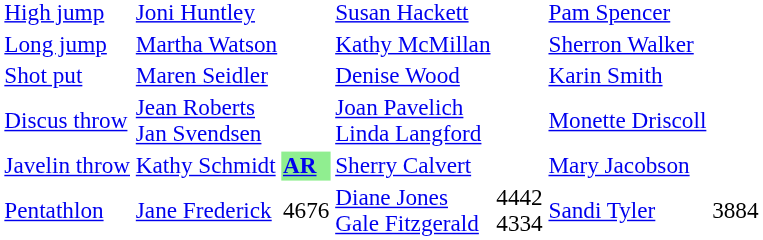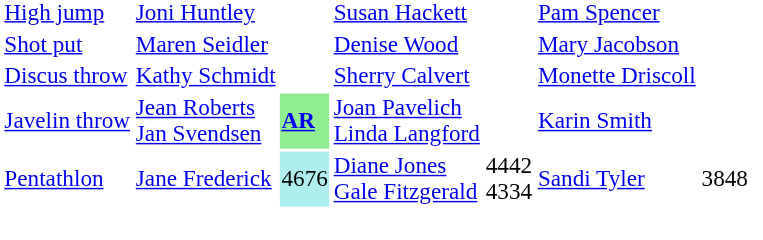- row: (56, 44)
(606, 75) Karin Smith -> (608, 44) Mary Jacobson
(199, 120) Jean Roberts Jan Svendsen -> (206, 75) Kathy Schmidt
(408, 120) Joan Pavelich Linda Langford -> (402, 75) Sherry Calvert
(206, 165) Kathy Schmidt -> (199, 120) Jean Roberts Jan Svendsen
(403, 165) Sherry Calvert -> (407, 120) Joan Pavelich Linda Langford
(619, 165) Mary Jacobson -> (595, 120) Karin Smith
(306, 210) no background -> (305, 178) paleturquoise background
(735, 210) 3884 -> (725, 178) 3848
